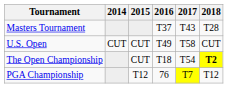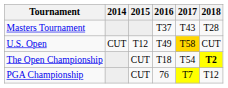(140, 44) CUT -> (140, 44) T12
(188, 44) no background -> (188, 44) gold background
(140, 75) T12 -> (140, 75) CUT
